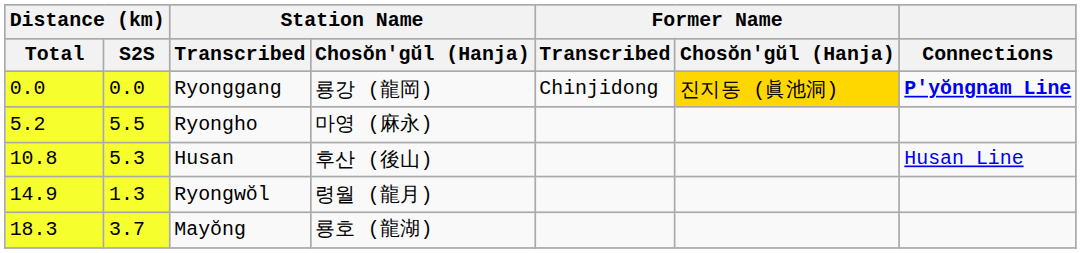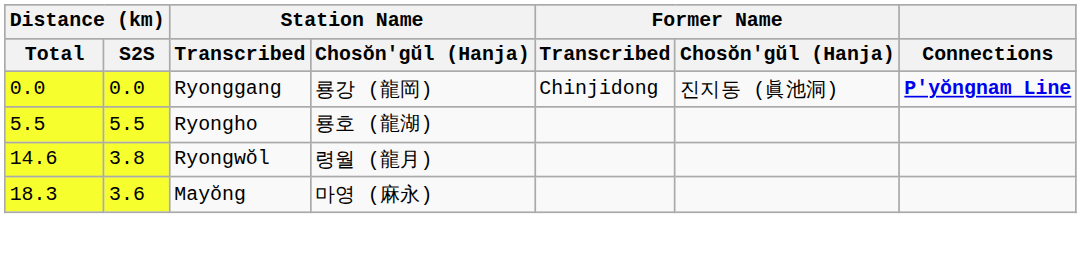(759, 90) gold background -> (759, 90) no background
(28, 124) 5.2 -> (28, 124) 5.5
(374, 125) 마영 (麻永) -> (374, 125) 룡호 (龍湖)
- row: (204, 159)
(34, 194) 14.9 -> (34, 159) 14.6
(127, 194) 1.3 -> (127, 159) 3.8
(127, 229) 3.7 -> (127, 194) 3.6
(374, 230) 룡호 (龍湖) -> (374, 195) 마영 (麻永)
